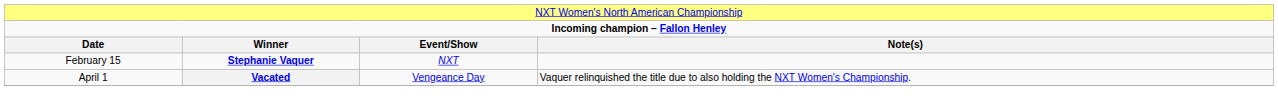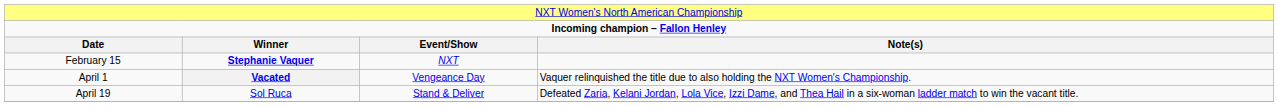+ row: (93, 93)
